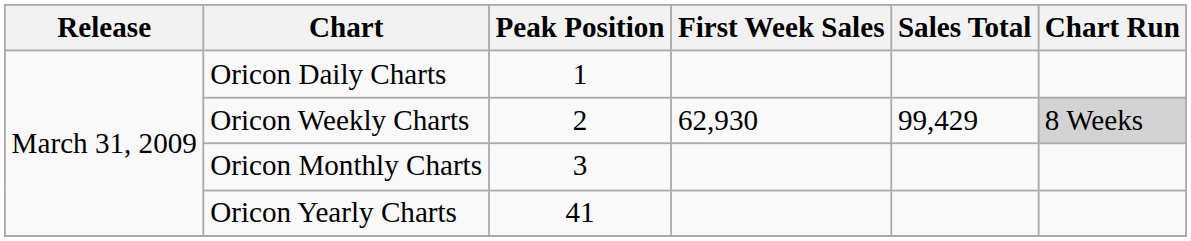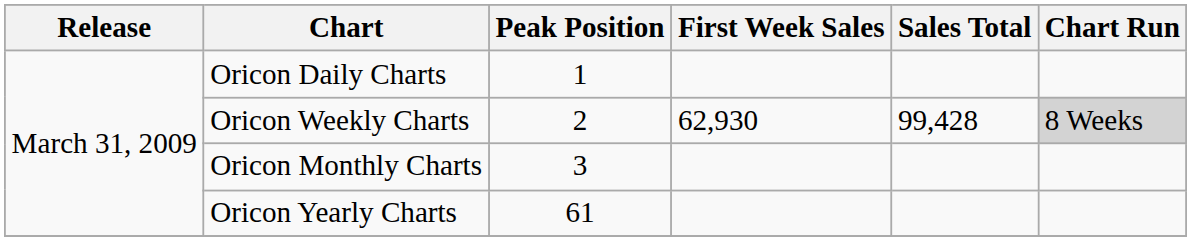(938, 119) 99,429 -> (938, 119) 99,428
(580, 212) 41 -> (580, 212) 61
